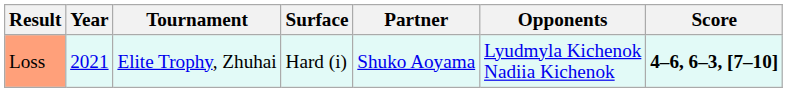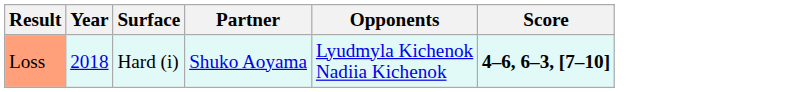- column: (197, 19)
(89, 60) 2021 -> (89, 60) 2018
